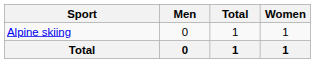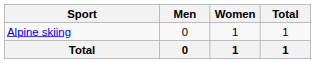columns swapped: (285, 14) <-> (235, 14)
